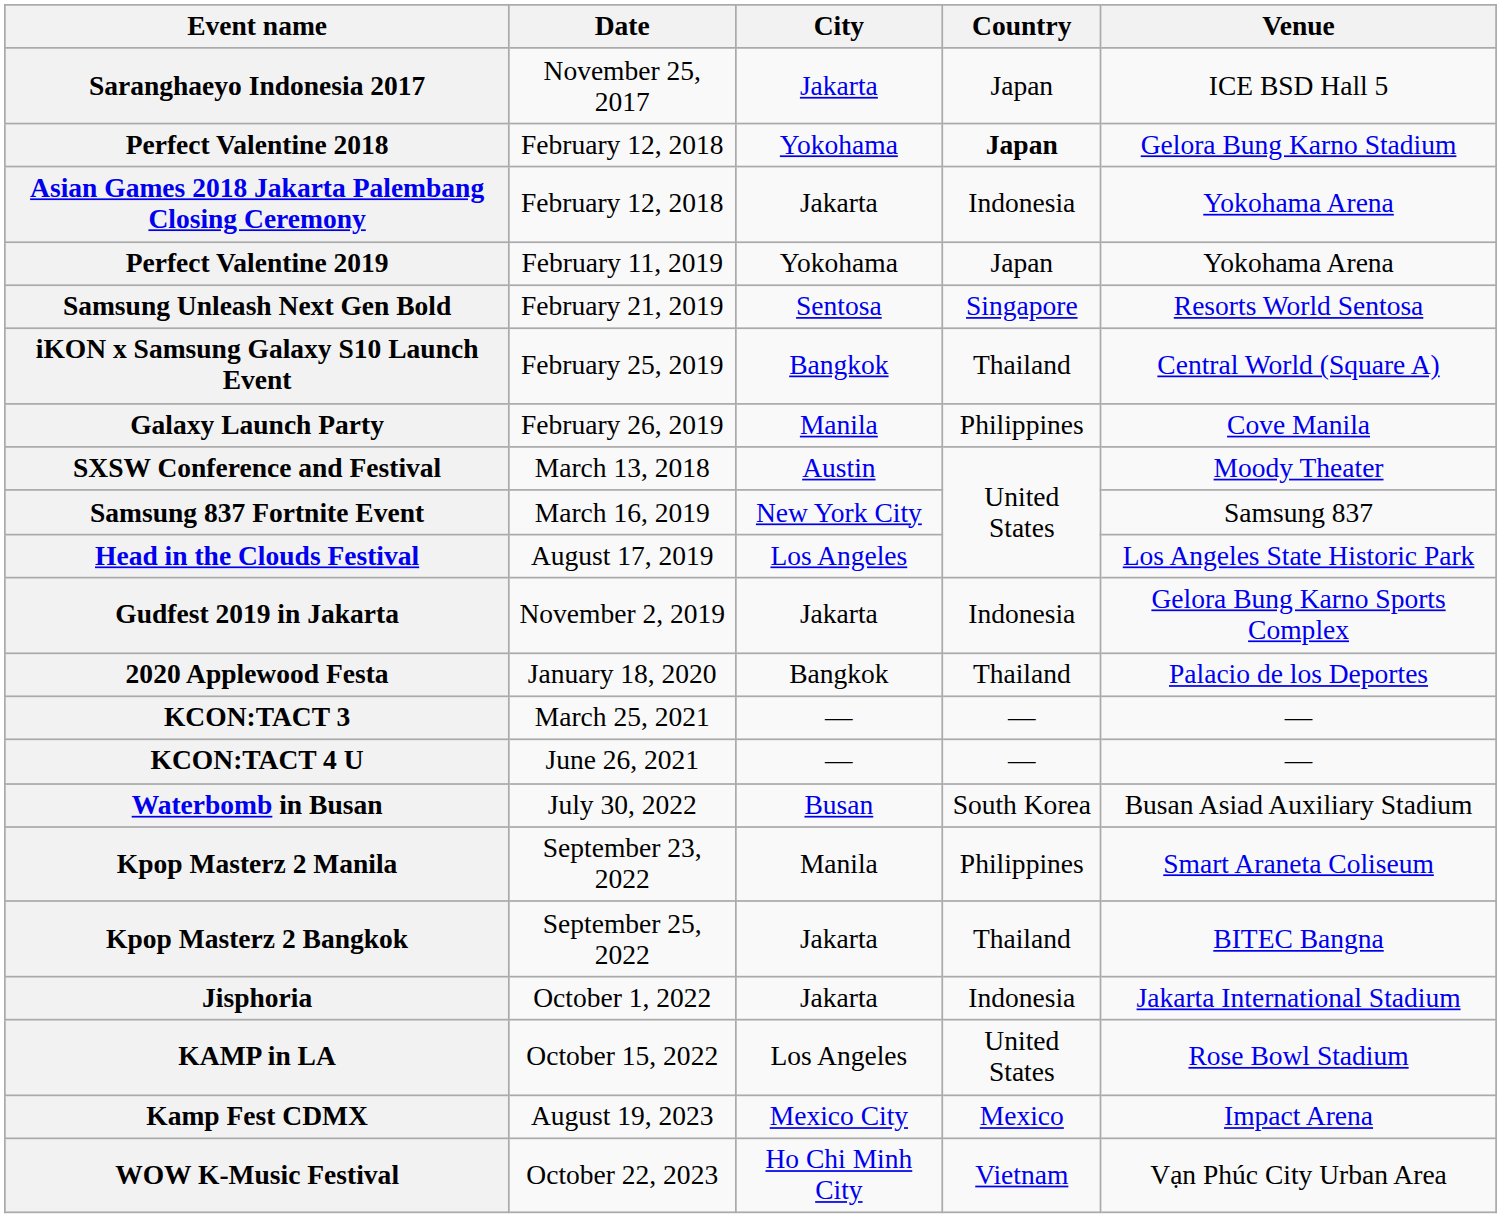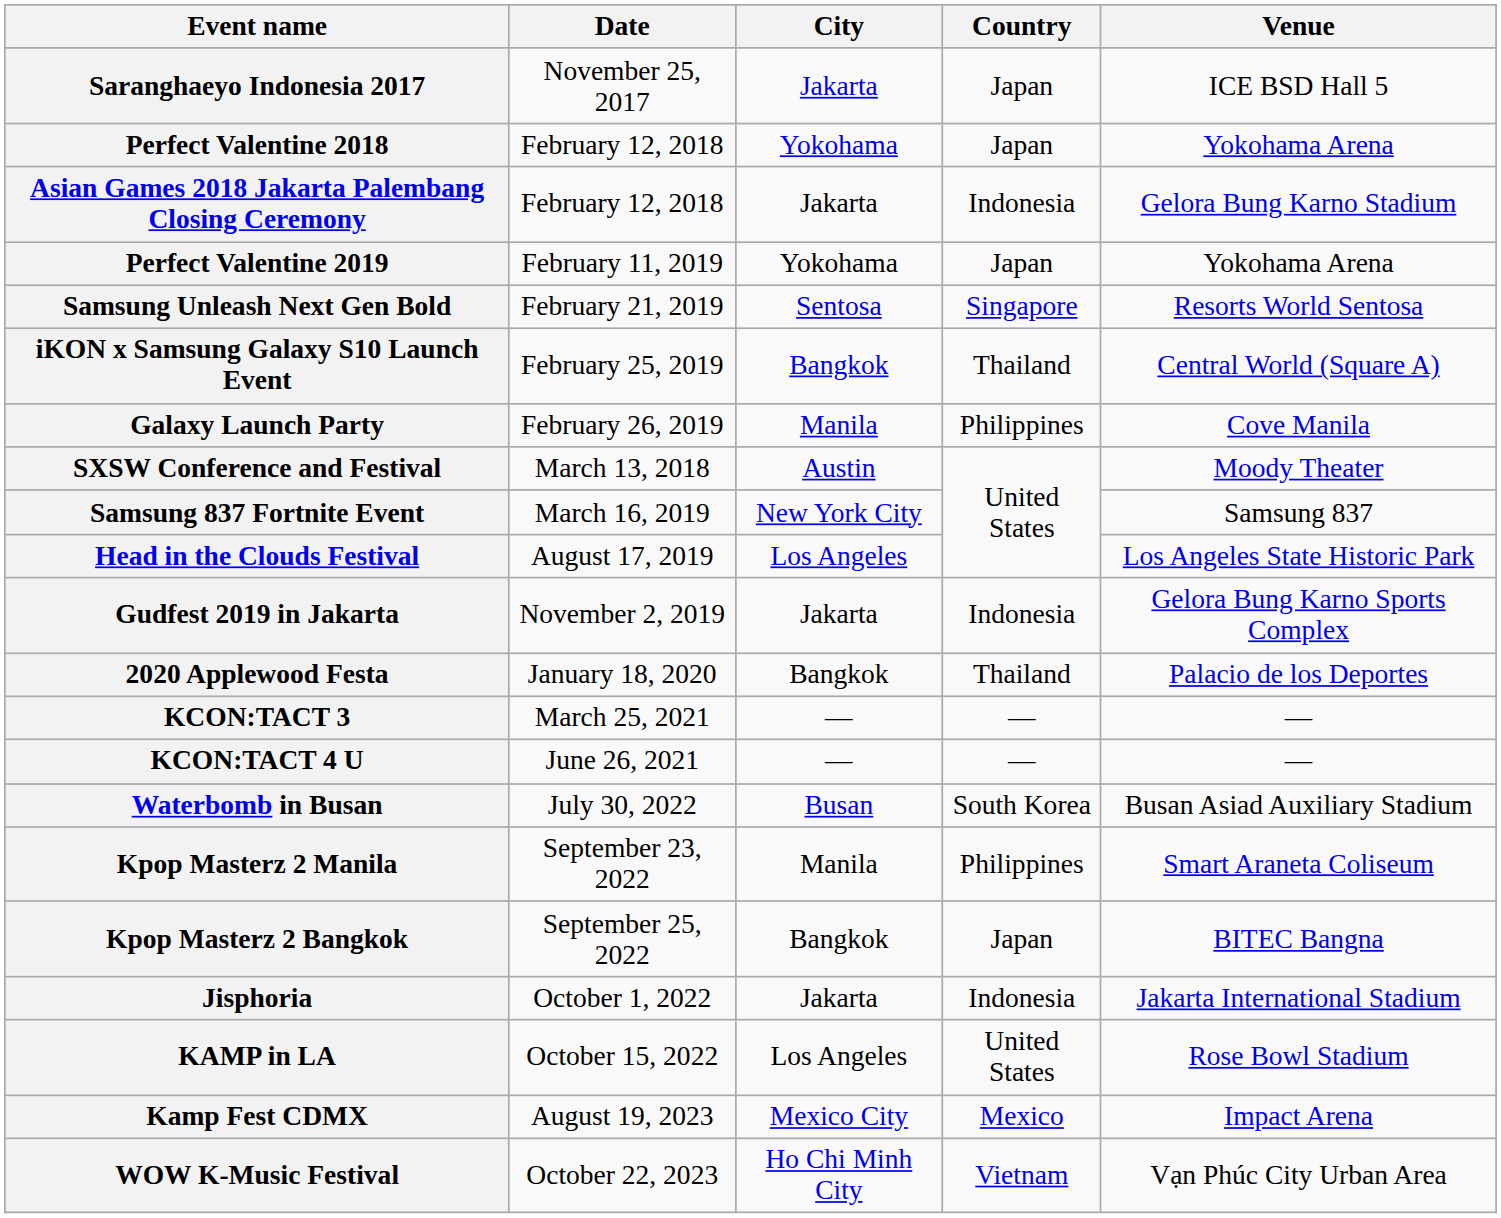(1022, 144) bold -> (1022, 144) normal
(1299, 144) Gelora Bung Karno Stadium -> (1299, 144) Yokohama Arena
(1299, 203) Yokohama Arena -> (1299, 203) Gelora Bung Karno Stadium
(839, 938) Jakarta -> (839, 938) Bangkok
(1022, 938) Thailand -> (1022, 938) Japan
